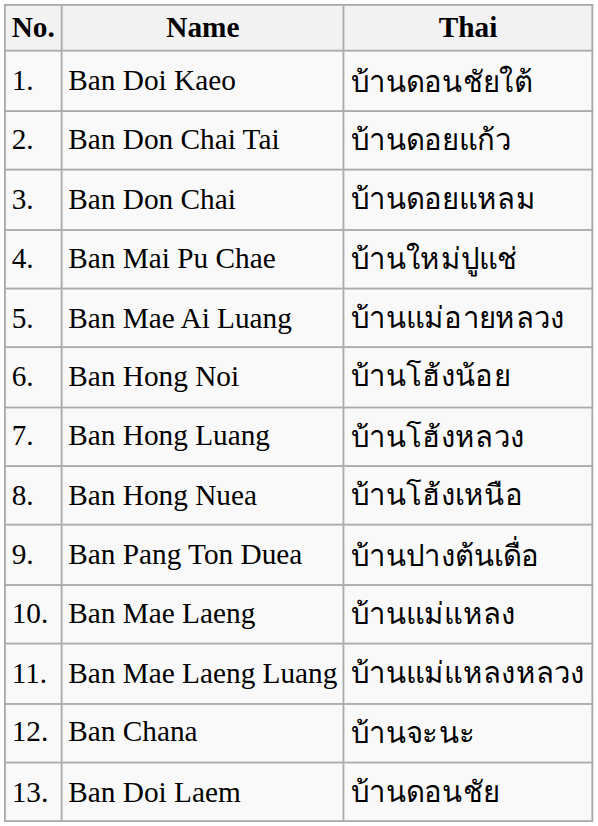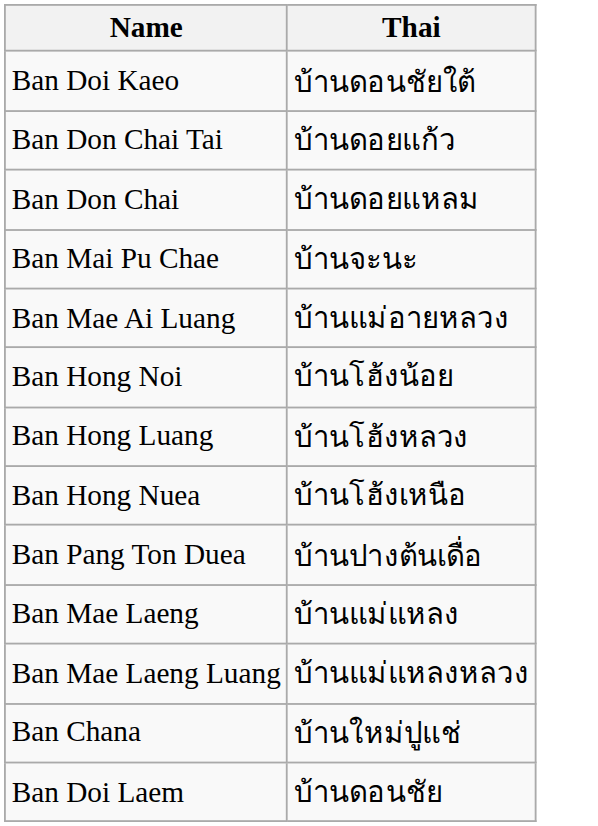- column: (33, 27)
(434, 259) บ้านใหม่ปูแช่ -> (357, 259) บ้านจะนะ
(413, 733) บ้านจะนะ -> (378, 733) บ้านใหม่ปูแช่
